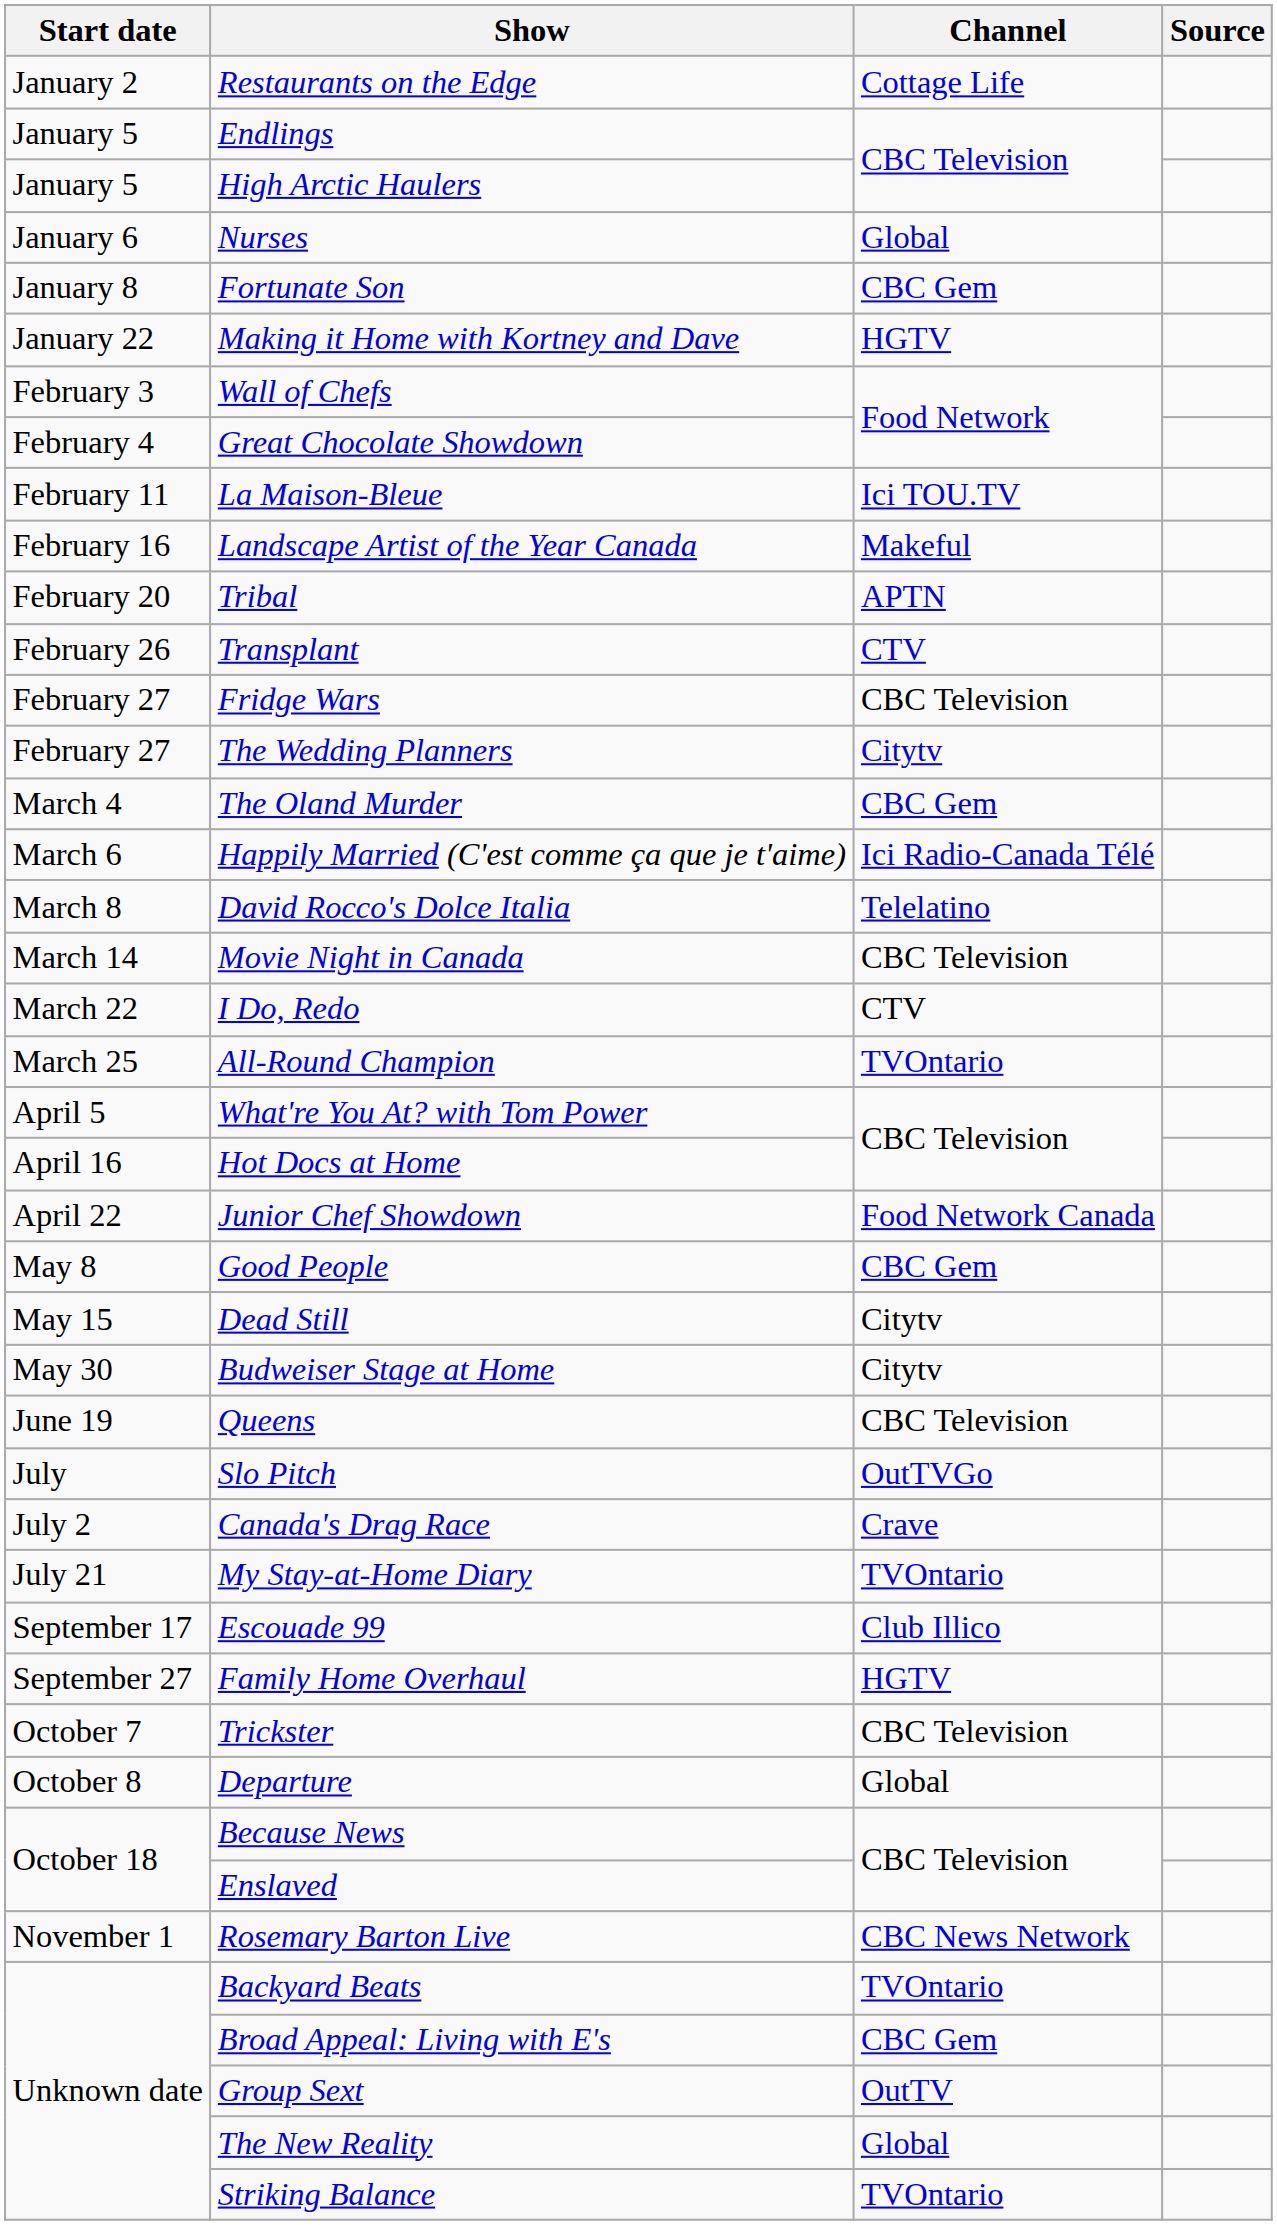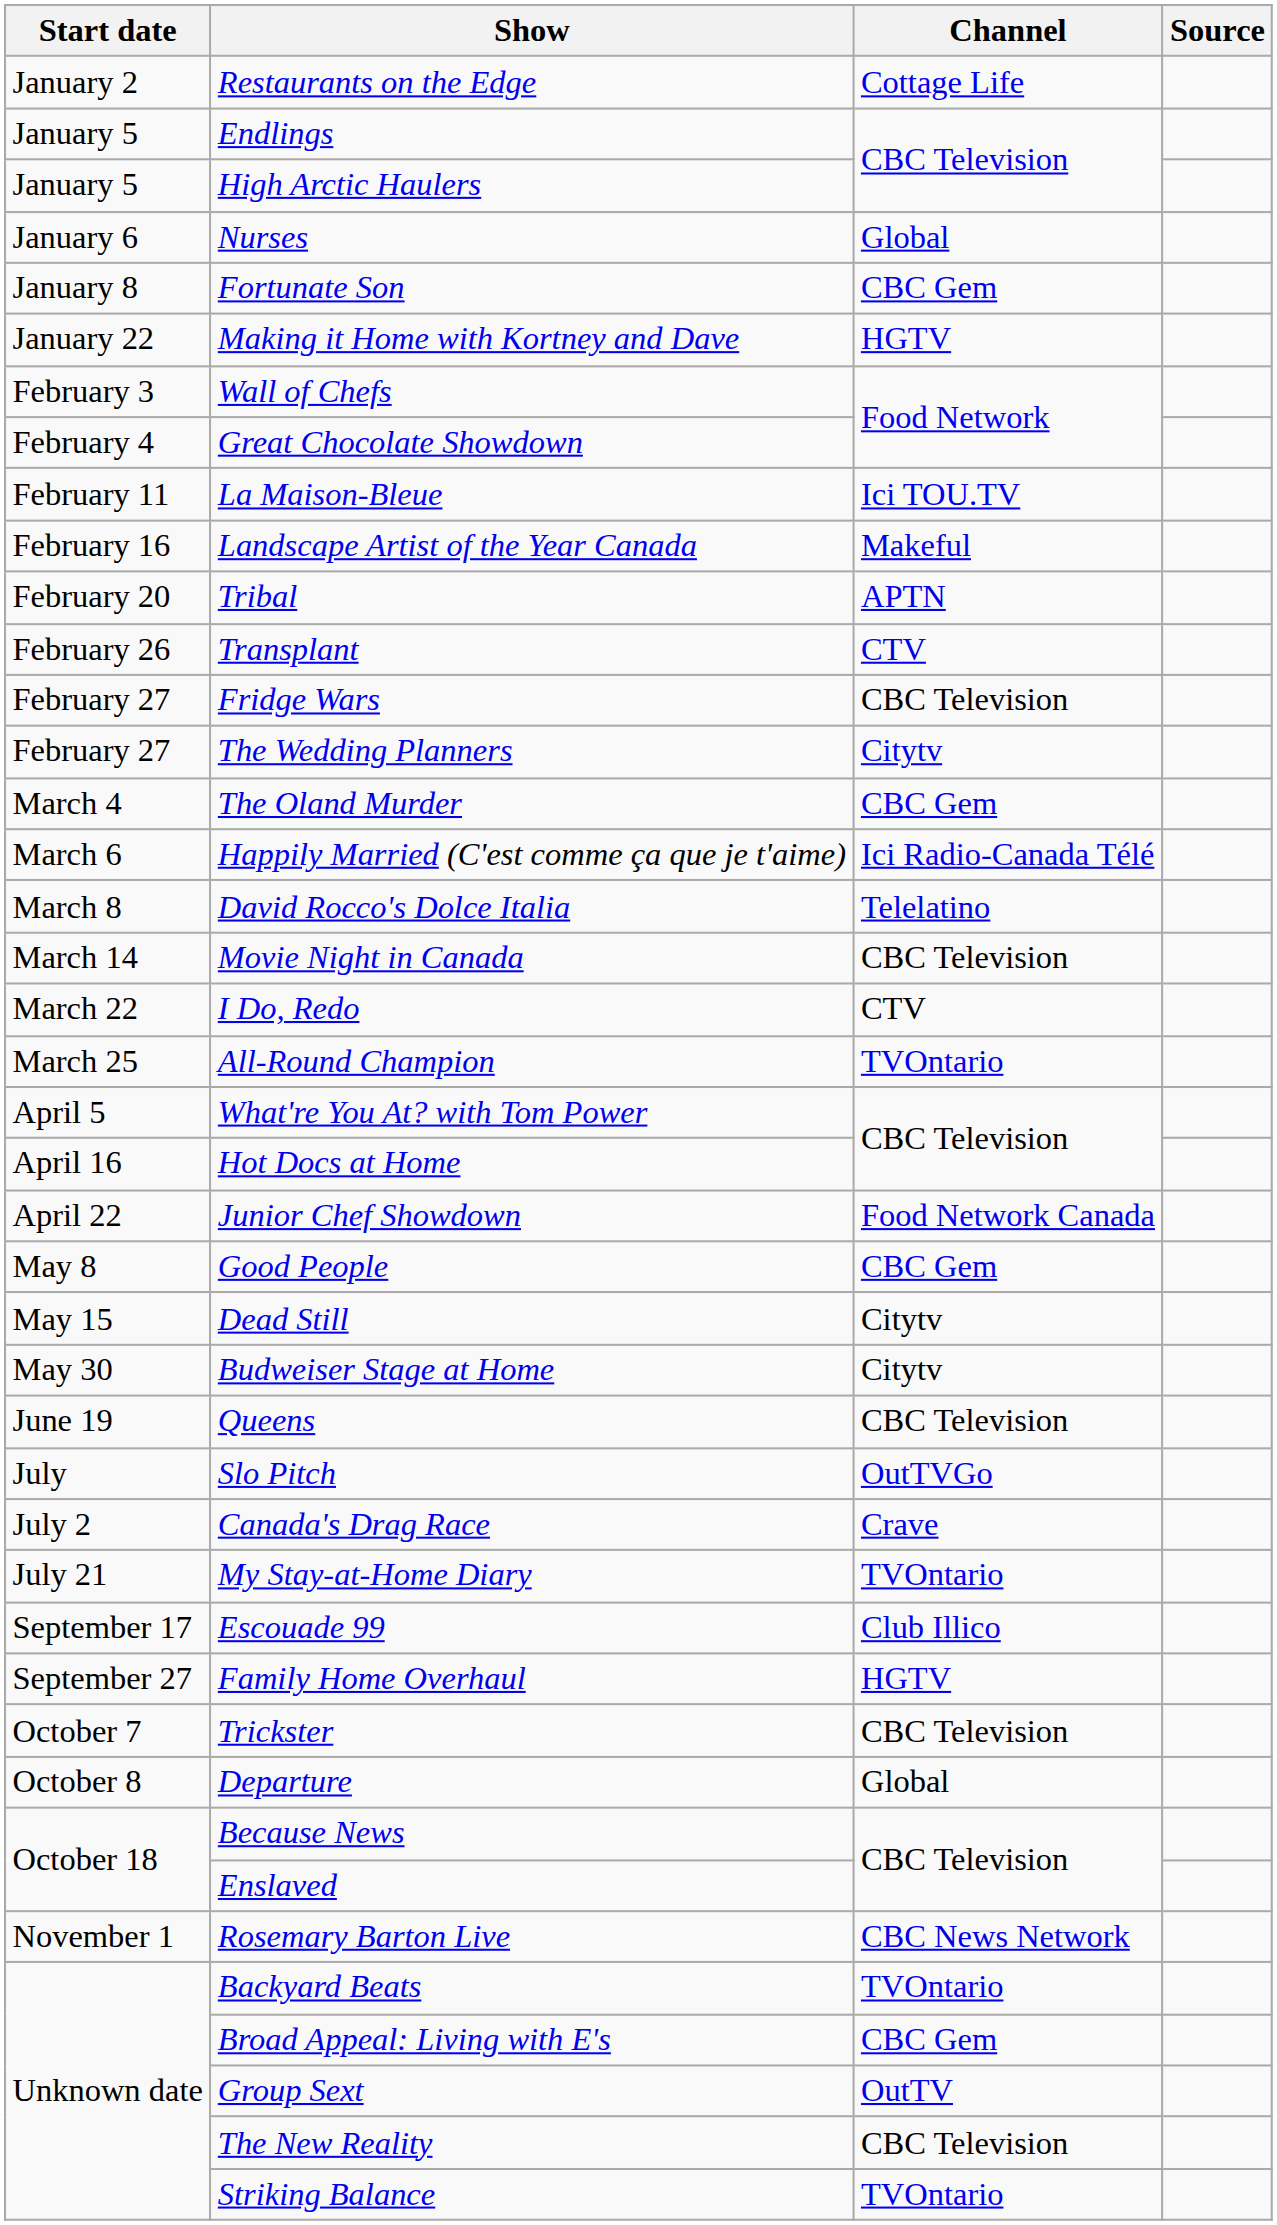(905, 2142) Global -> (965, 2142) CBC Television
